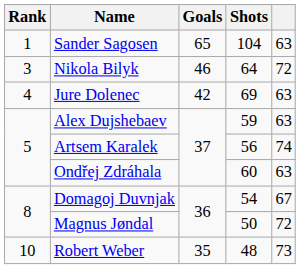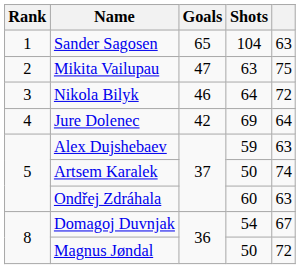+ row: (107, 69)
(284, 95) 63 -> (284, 120) 64
(249, 146) 56 -> (249, 172) 50
- row: (99, 250)
